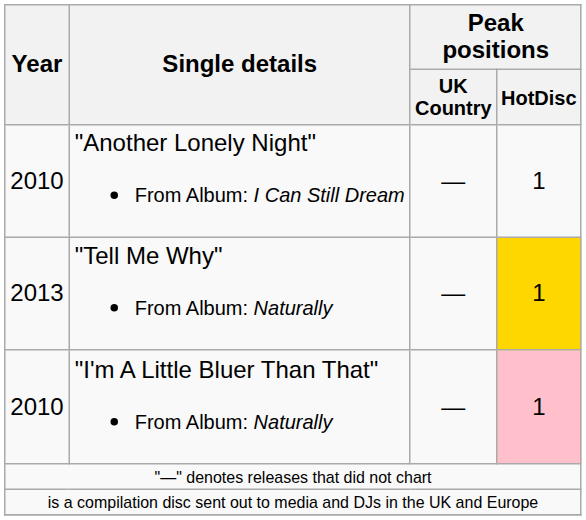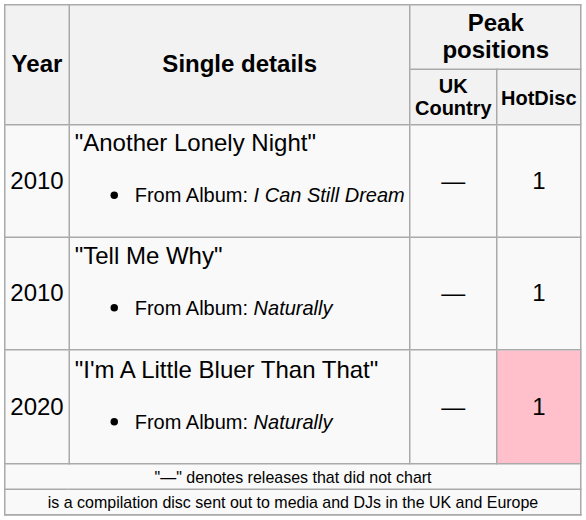(37, 293) 2013 -> (37, 293) 2010
(539, 293) gold background -> (539, 293) no background
(37, 406) 2010 -> (37, 406) 2020
